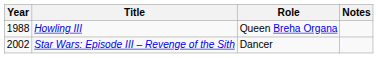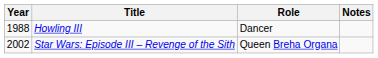(289, 28) Queen Breha Organa -> (256, 28) Dancer
(256, 45) Dancer -> (289, 45) Queen Breha Organa
